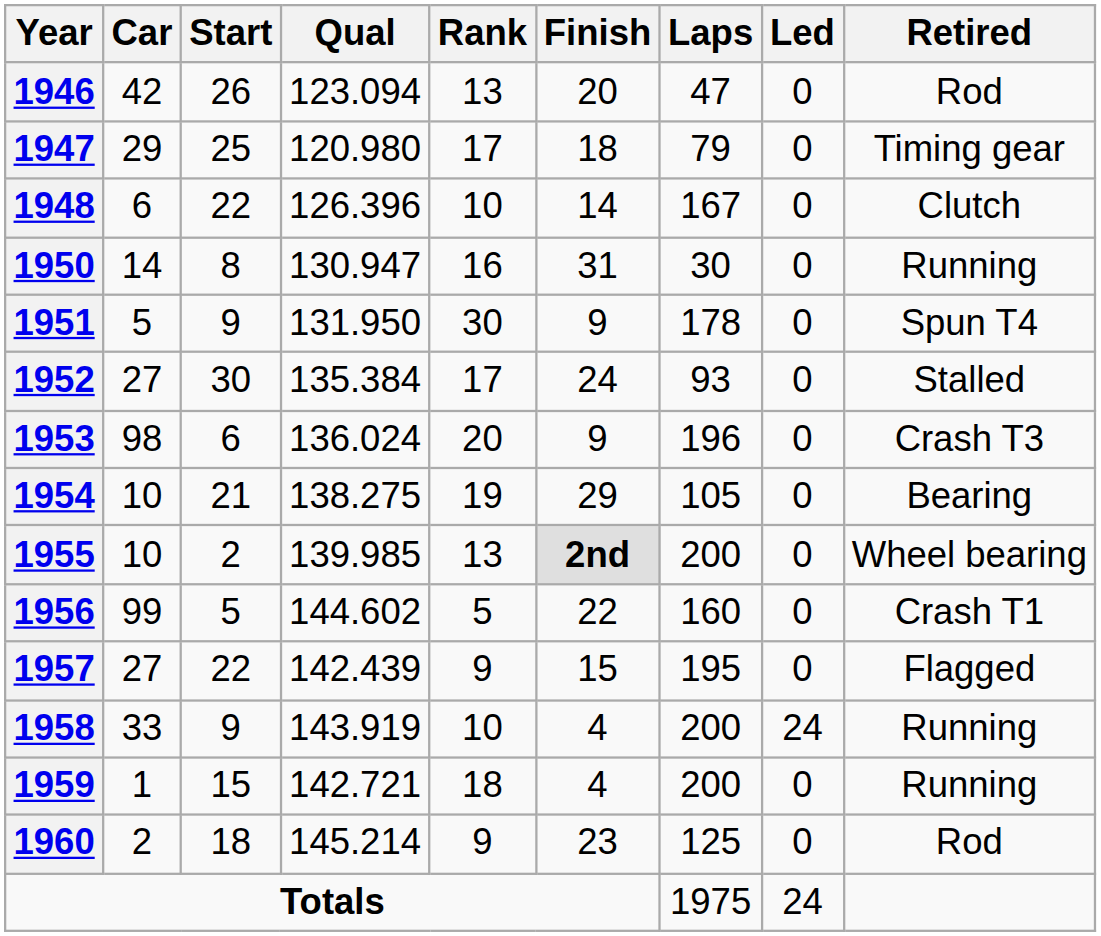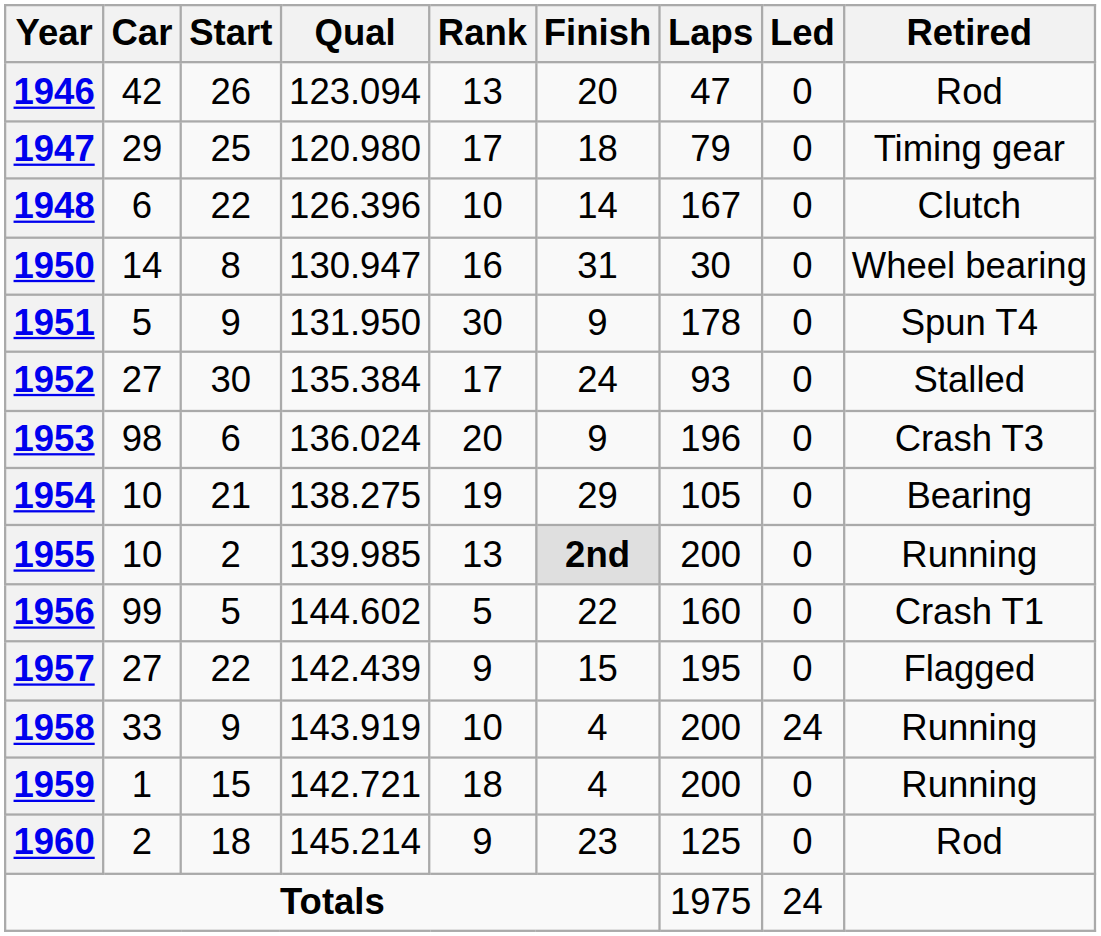(969, 264) Running -> (969, 264) Wheel bearing
(969, 554) Wheel bearing -> (969, 554) Running
